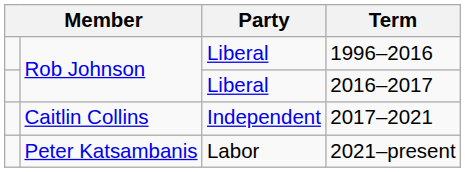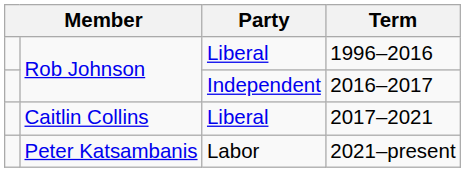(238, 85) Liberal -> (264, 85) Independent
(264, 118) Independent -> (238, 118) Liberal
